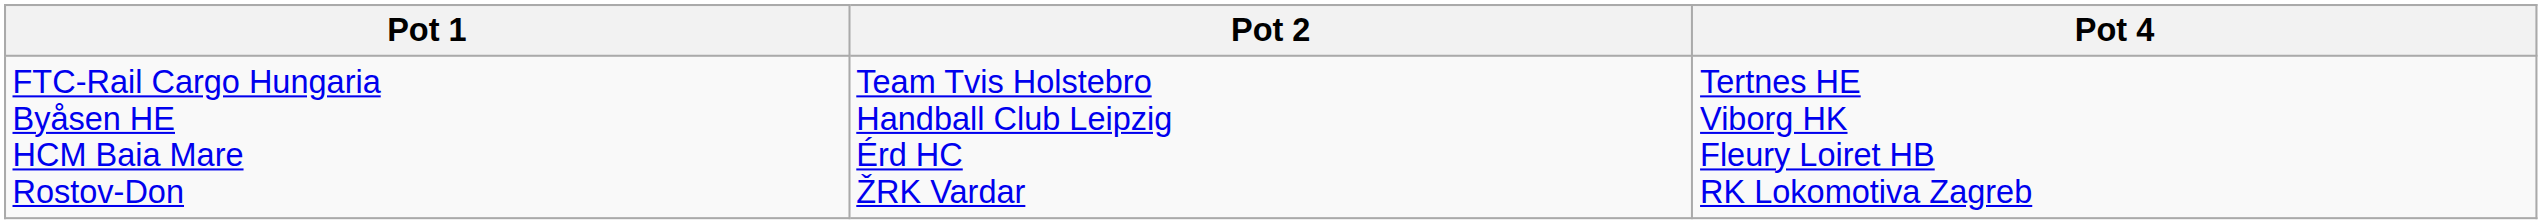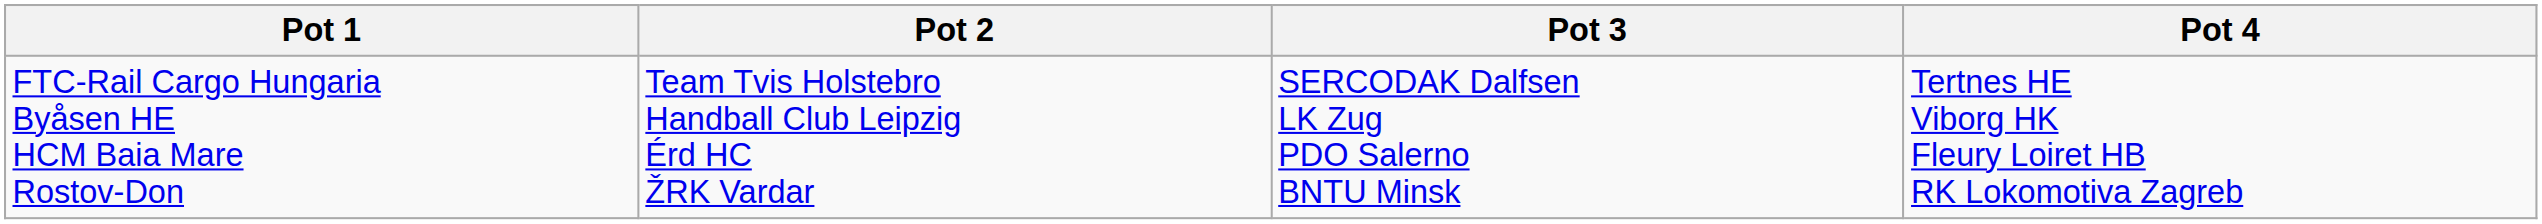+ column: (1587, 30)
